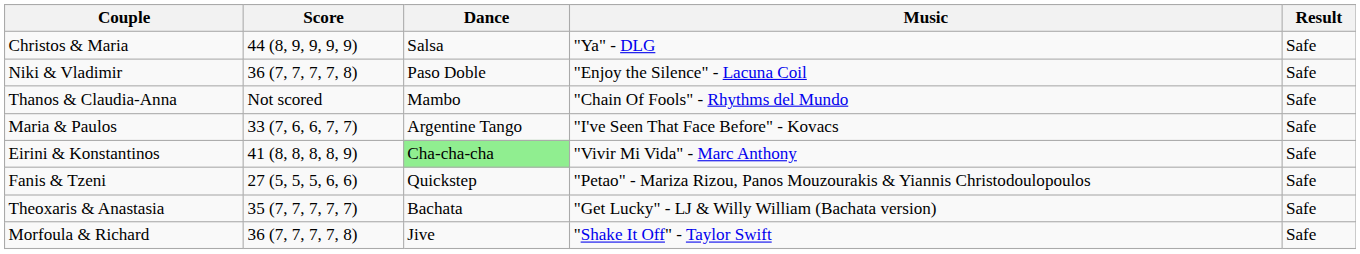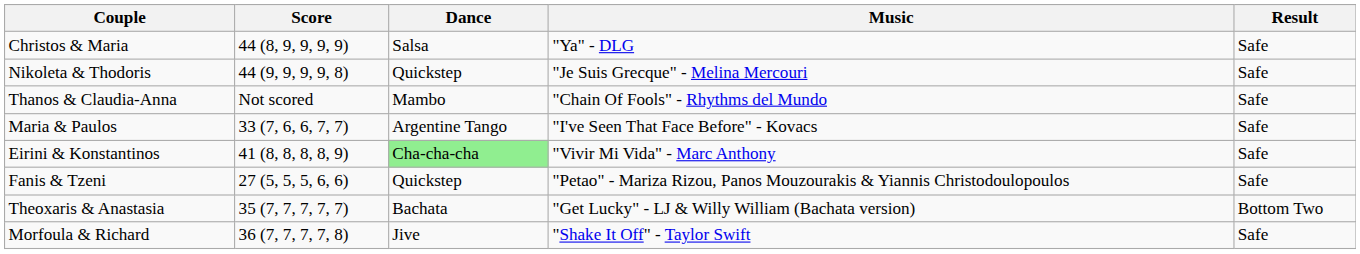- row: (65, 72)
+ row: (80, 72)
(1301, 208) Safe -> (1281, 208) Bottom Two
